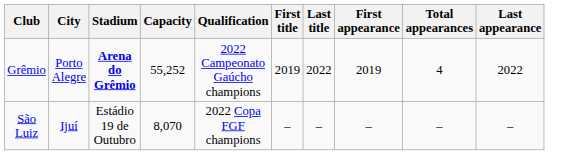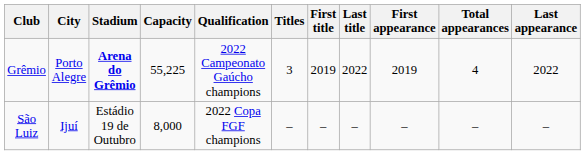+ column: (289, 21)
(168, 70) 55,252 -> (168, 70) 55,225
(168, 125) 8,070 -> (168, 125) 8,000
